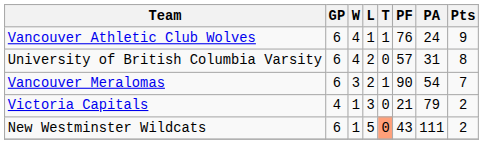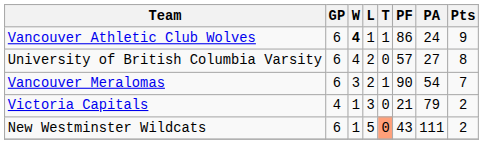(356, 38) normal -> (356, 38) bold
(405, 38) 76 -> (405, 38) 86
(432, 61) 31 -> (432, 61) 27
